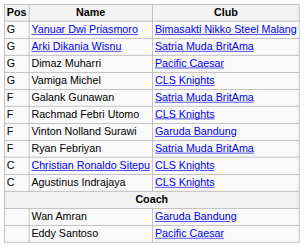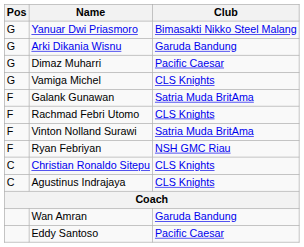(204, 47) Satria Muda BritAma -> (196, 47) Garuda Bandung
(196, 132) Garuda Bandung -> (204, 132) Satria Muda BritAma
(204, 149) Satria Muda BritAma -> (193, 149) NSH GMC Riau
